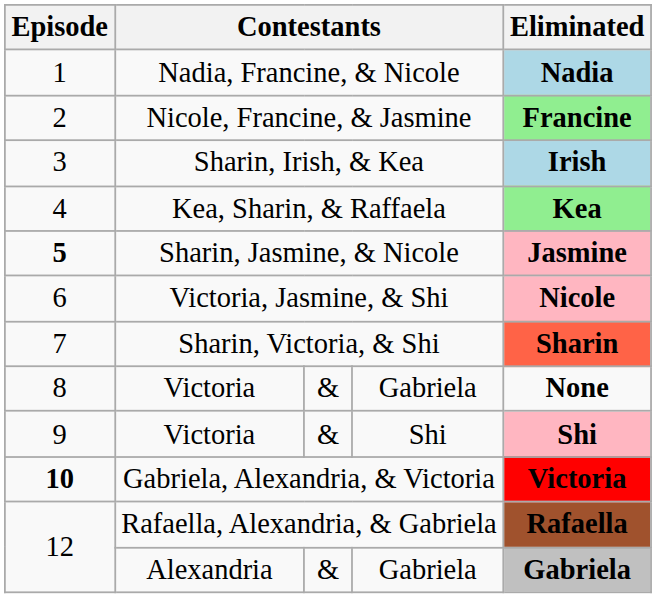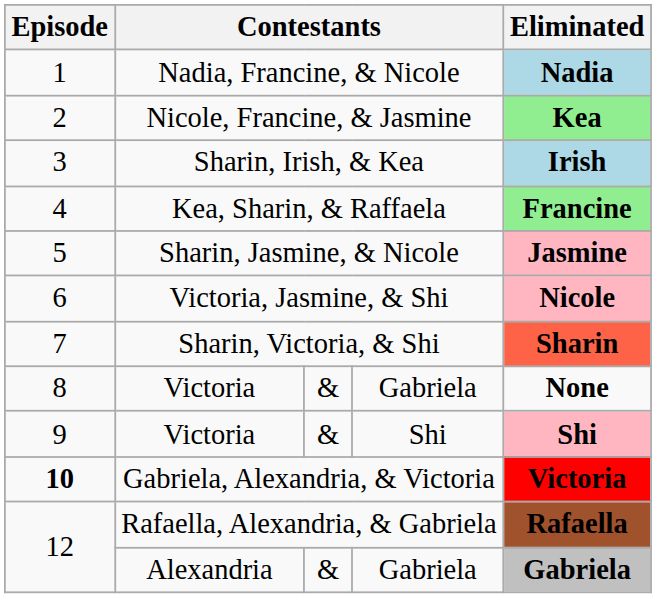(577, 117) Francine -> (577, 117) Kea
(577, 207) Kea -> (577, 207) Francine
(60, 252) bold -> (60, 252) normal
